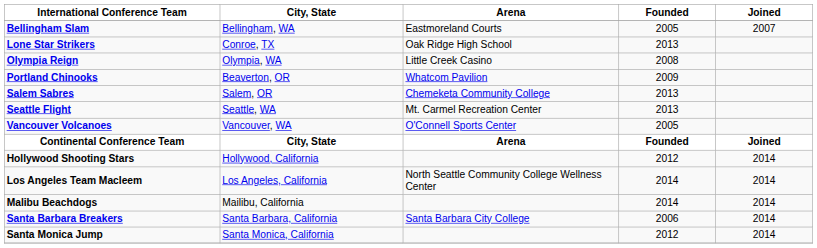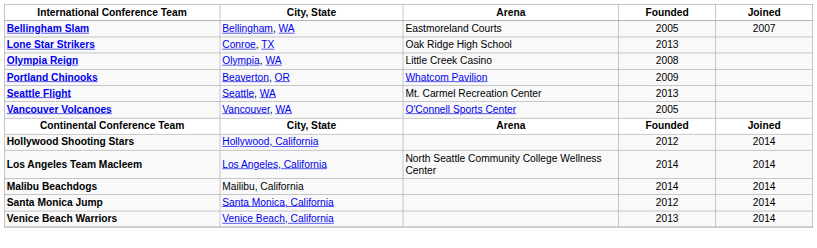- row: (40, 93)
- row: (65, 219)
+ row: (62, 219)
